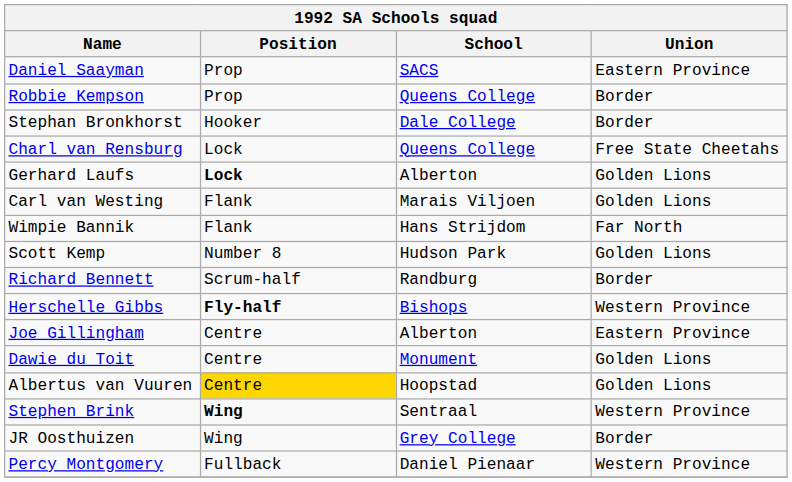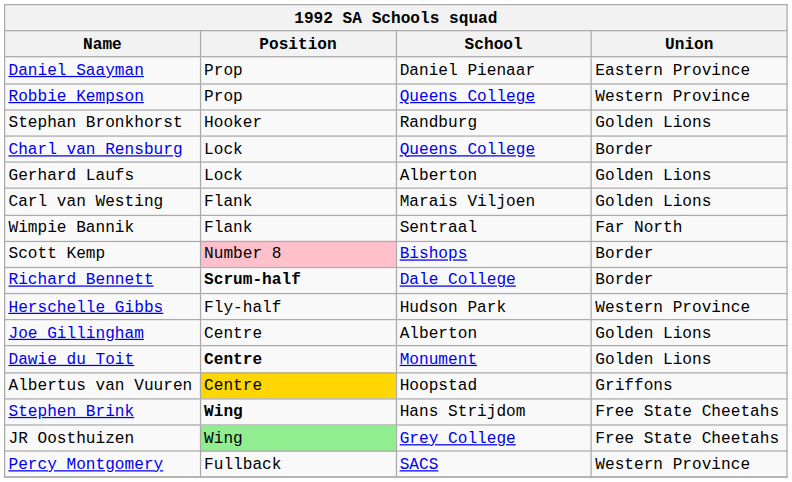(419, 70) SACS -> (467, 70) Daniel Pienaar
(624, 97) Border -> (673, 97) Western Province
(458, 123) Dale College -> (438, 123) Randburg
(624, 123) Border -> (653, 123) Golden Lions
(687, 149) Free State Cheetahs -> (624, 149) Border
(223, 175) bold -> (223, 175) normal
(463, 228) Hans Strijdom -> (438, 228) Sentraal
(243, 254) no background -> (243, 254) pink background
(453, 254) Hudson Park -> (434, 254) Bishops
(653, 254) Golden Lions -> (624, 254) Border
(252, 280) normal -> (252, 280) bold
(438, 280) Randburg -> (458, 280) Dale College
(243, 307) bold -> (243, 307) normal
(434, 307) Bishops -> (453, 307) Hudson Park
(673, 333) Eastern Province -> (653, 333) Golden Lions
(233, 359) normal -> (233, 359) bold
(653, 386) Golden Lions -> (634, 386) Griffons
(438, 412) Sentraal -> (463, 412) Hans Strijdom
(673, 412) Western Province -> (687, 412) Free State Cheetahs
(223, 438) no background -> (223, 438) lightgreen background
(624, 438) Border -> (687, 438) Free State Cheetahs
(467, 464) Daniel Pienaar -> (419, 464) SACS
